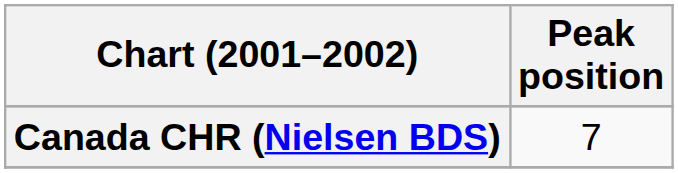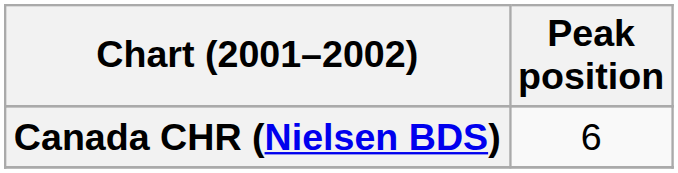(591, 136) 7 -> (591, 136) 6
